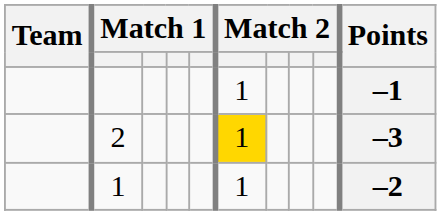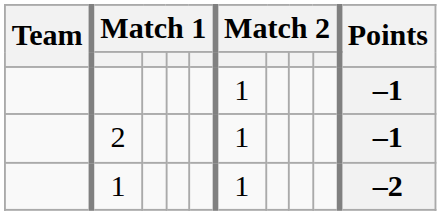(242, 137) gold background -> (242, 137) no background
(388, 137) –3 -> (388, 137) –1
